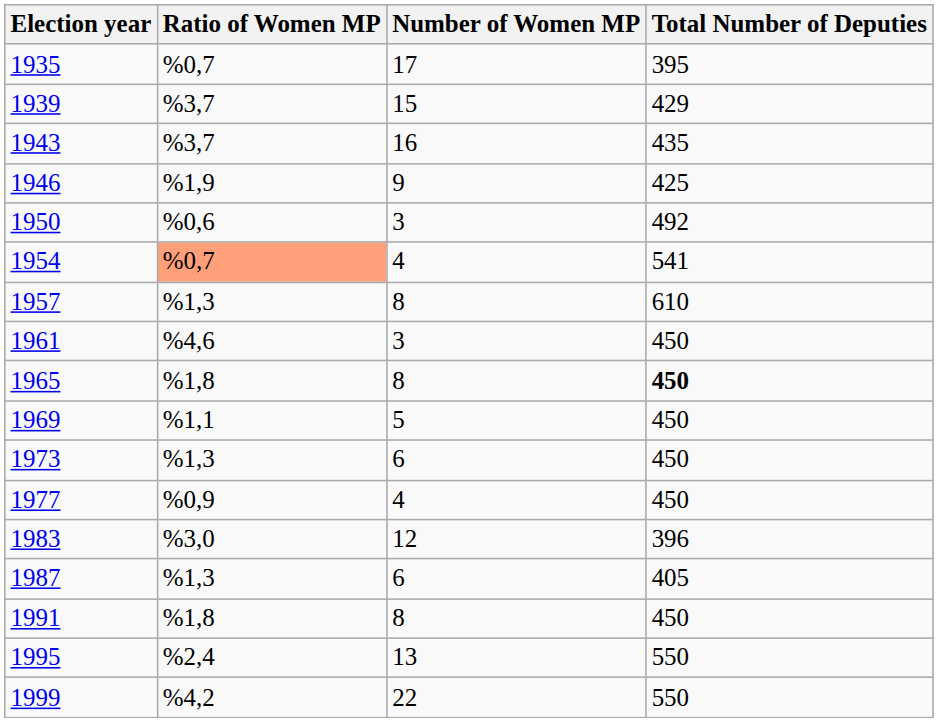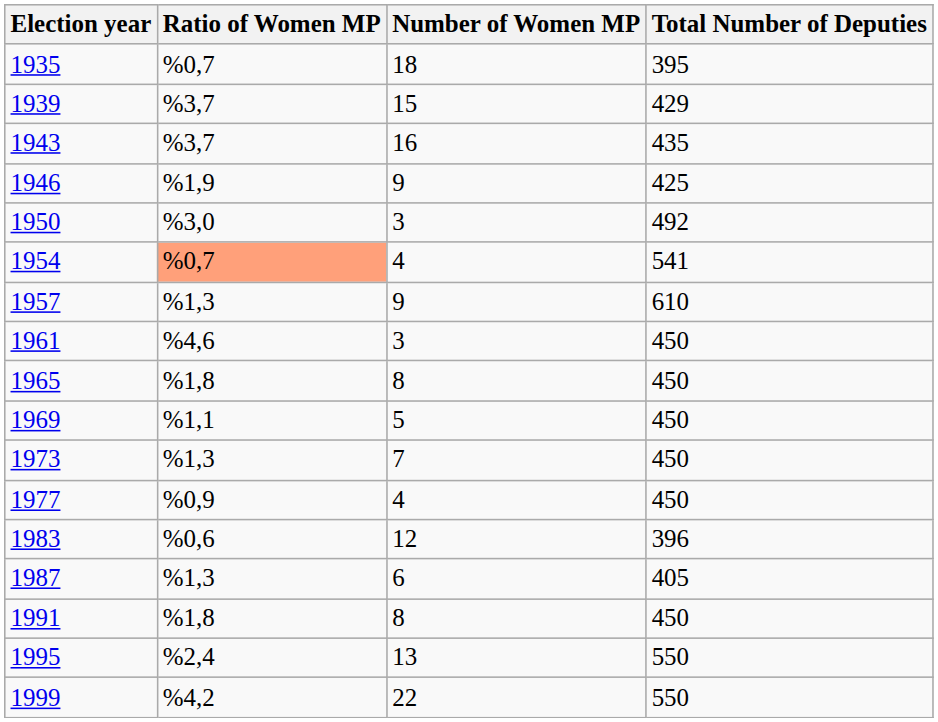(405, 63) 17 -> (405, 63) 18
(189, 222) %0,6 -> (189, 222) %3,0
(398, 301) 8 -> (398, 301) 9
(670, 380) bold -> (670, 380) normal
(398, 459) 6 -> (398, 459) 7
(189, 538) %3,0 -> (189, 538) %0,6
